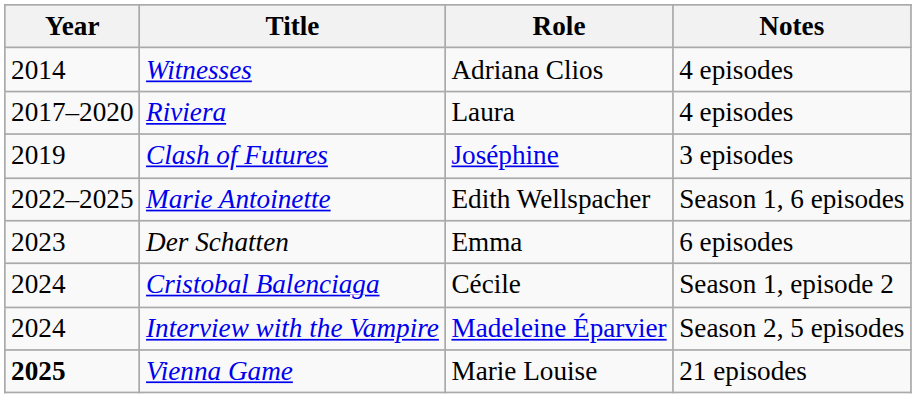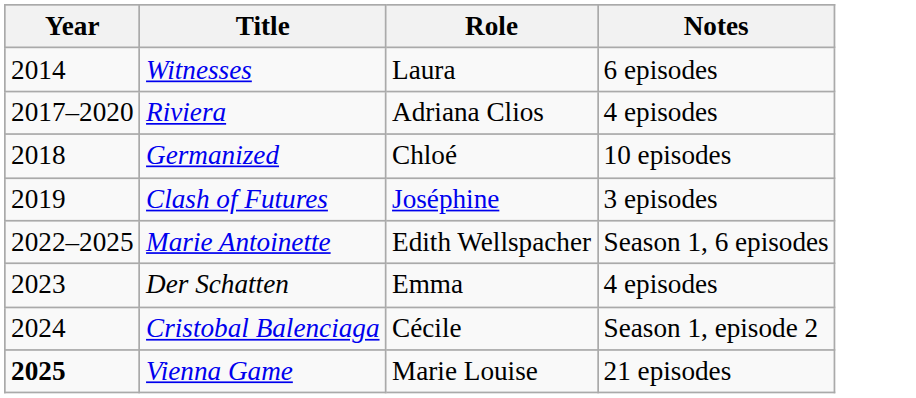(527, 69) Adriana Clios -> (424, 69) Laura
(736, 69) 4 episodes -> (661, 69) 6 episodes
(483, 112) Laura -> (468, 112) Adriana Clios
+ row: (213, 155)
(736, 241) 6 episodes -> (661, 284) 4 episodes
- row: (292, 328)
